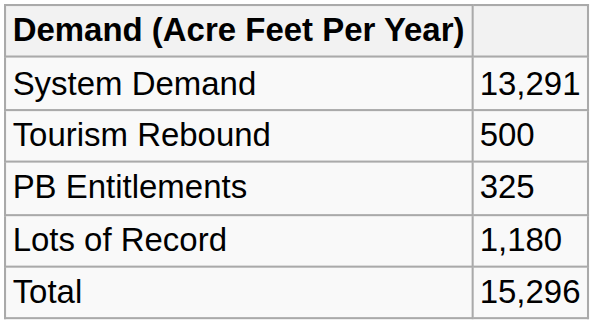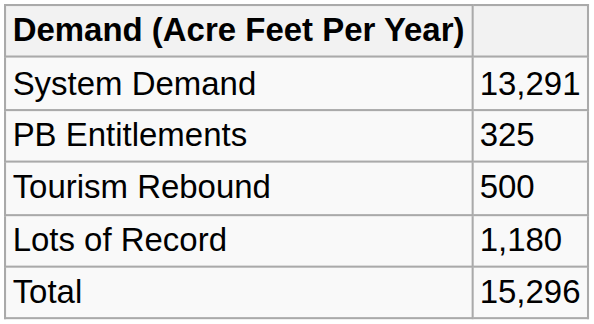rows swapped: (130, 187) <-> (142, 135)
